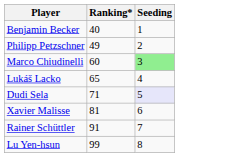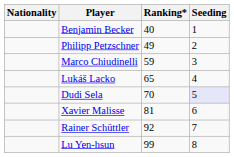+ column: (32, 12)
(94, 62) 60 -> (149, 62) 59
(140, 62) lightgreen background -> (194, 62) no background
(94, 95) 71 -> (149, 95) 70
(94, 128) 91 -> (149, 128) 92
